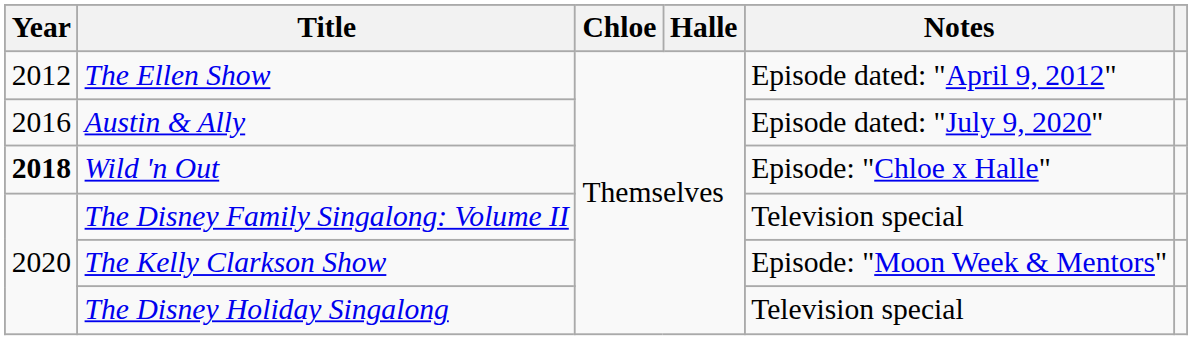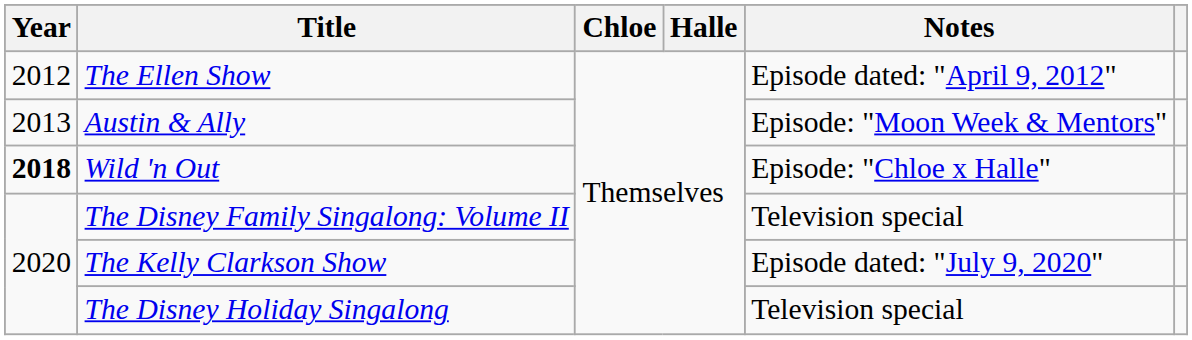(41, 121) 2016 -> (41, 121) 2013
(927, 121) Episode dated: "July 9, 2020" -> (959, 121) Episode: "Moon Week & Mentors"
(959, 262) Episode: "Moon Week & Mentors" -> (927, 262) Episode dated: "July 9, 2020"
